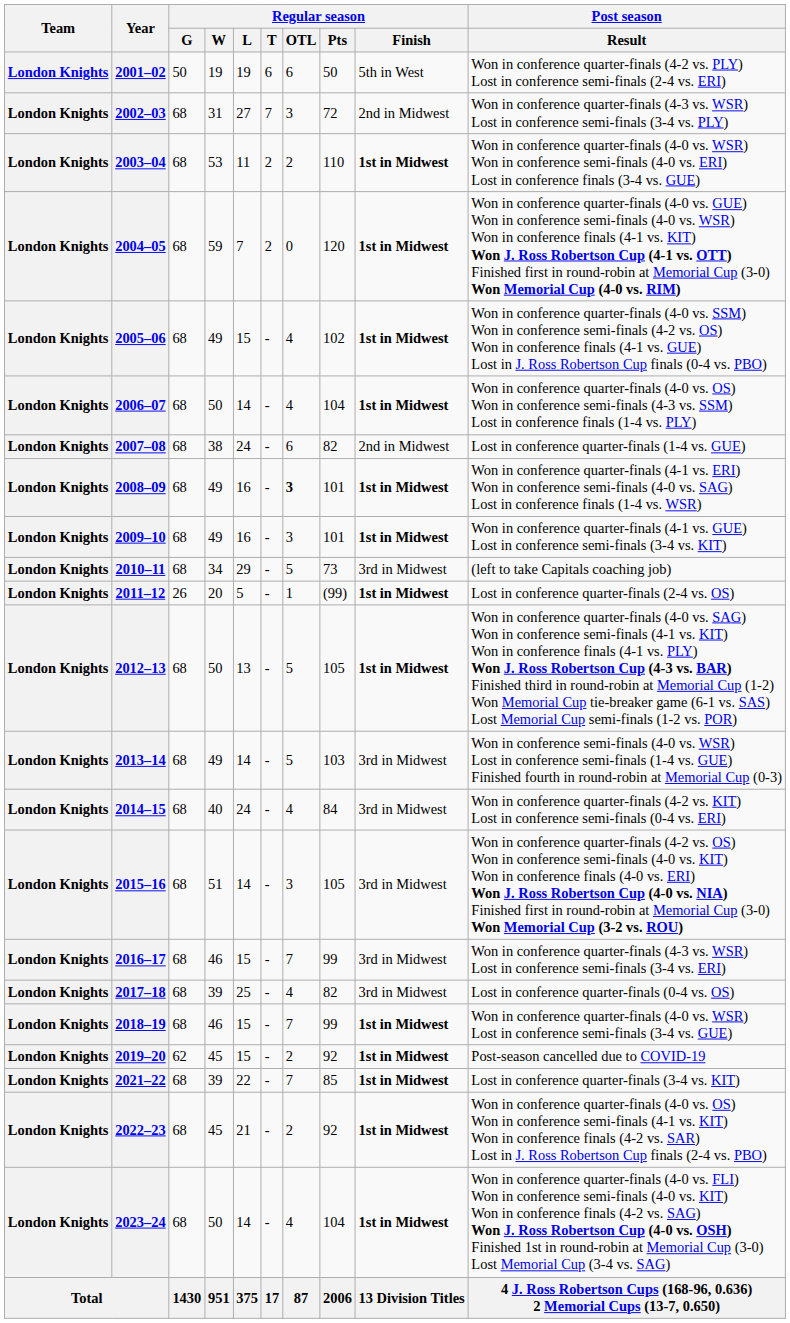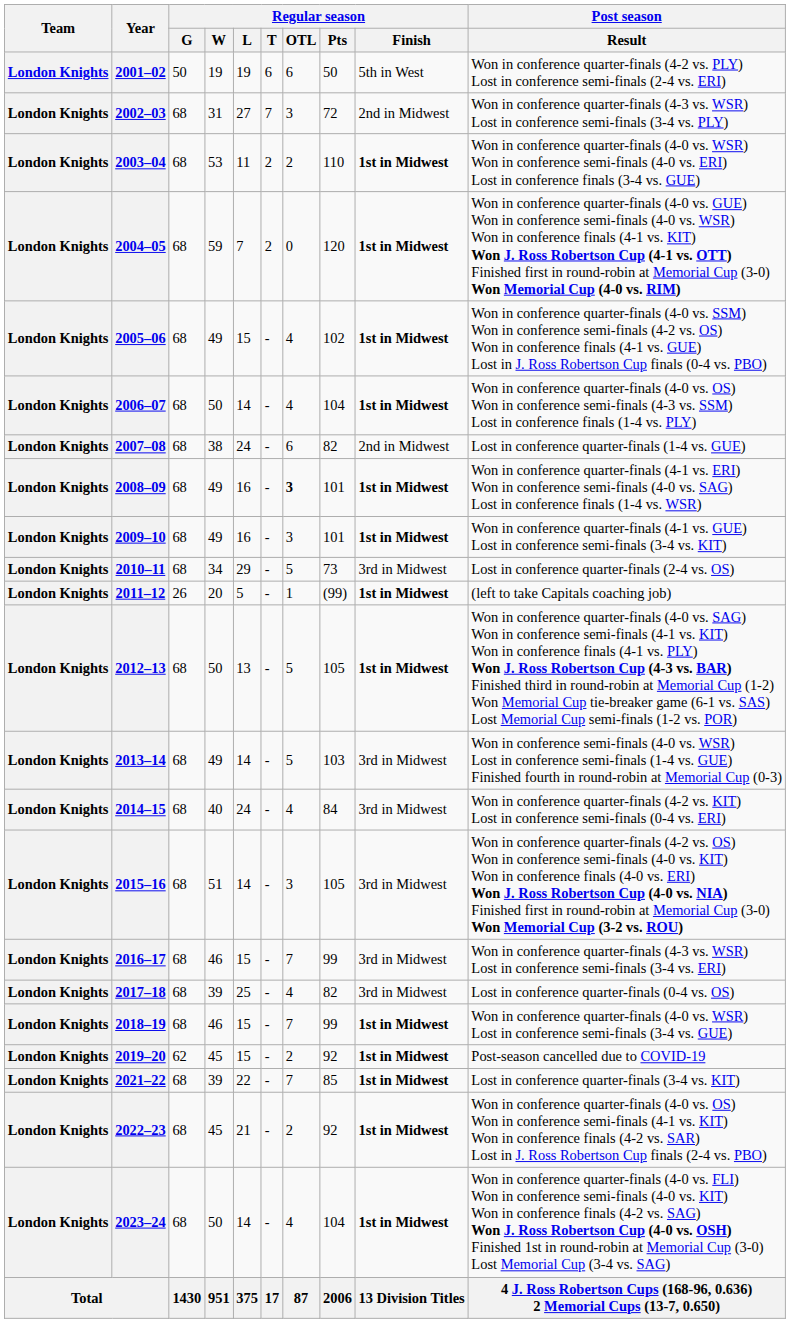(571, 569) (left to take Capitals coaching job) -> (603, 569) Lost in conference quarter-finals (2-4 vs. OS)
(603, 593) Lost in conference quarter-finals (2-4 vs. OS) -> (571, 593) (left to take Capitals coaching job)
